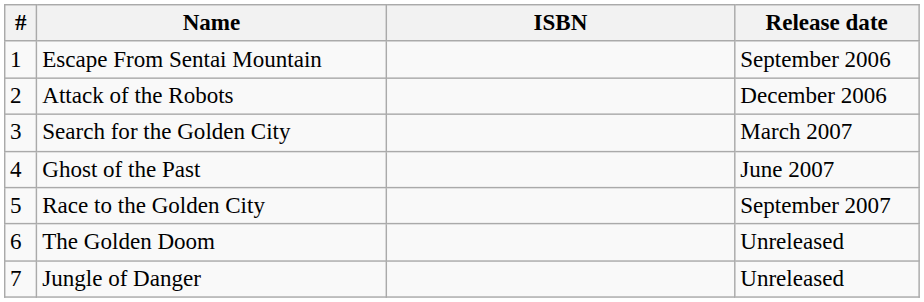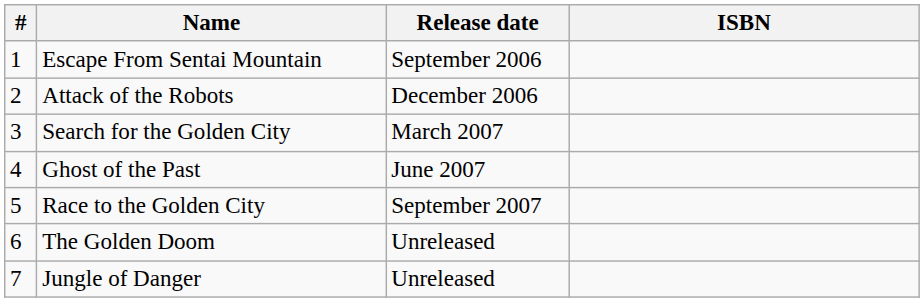columns swapped: (560, 22) <-> (827, 22)
